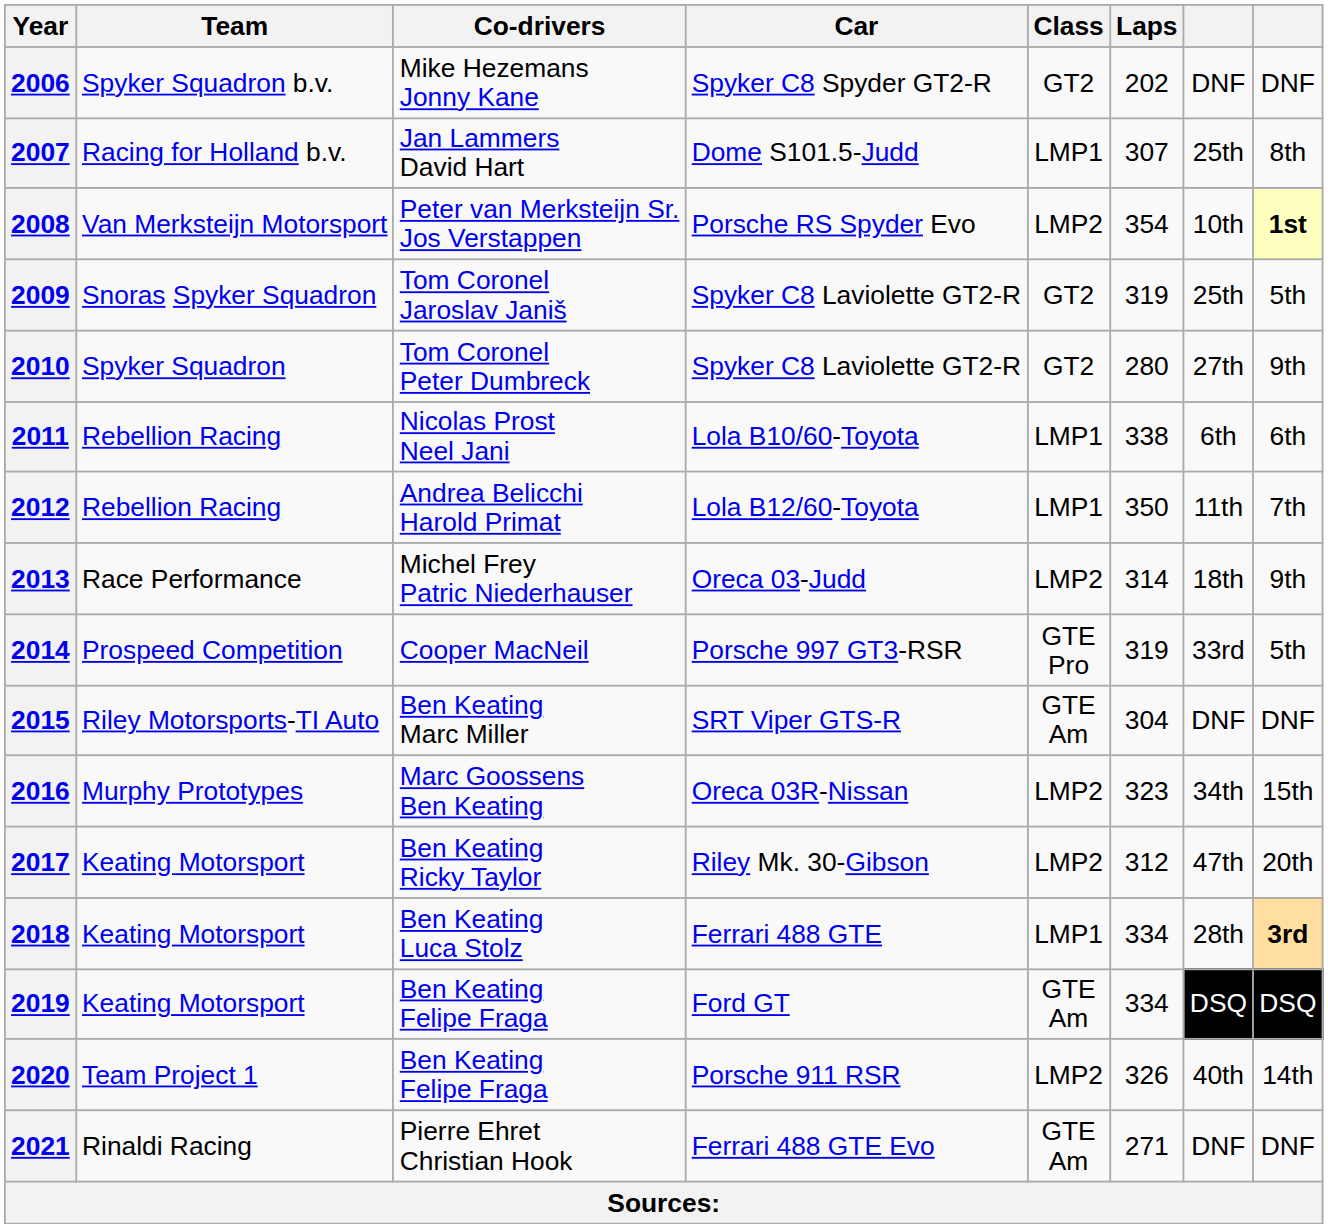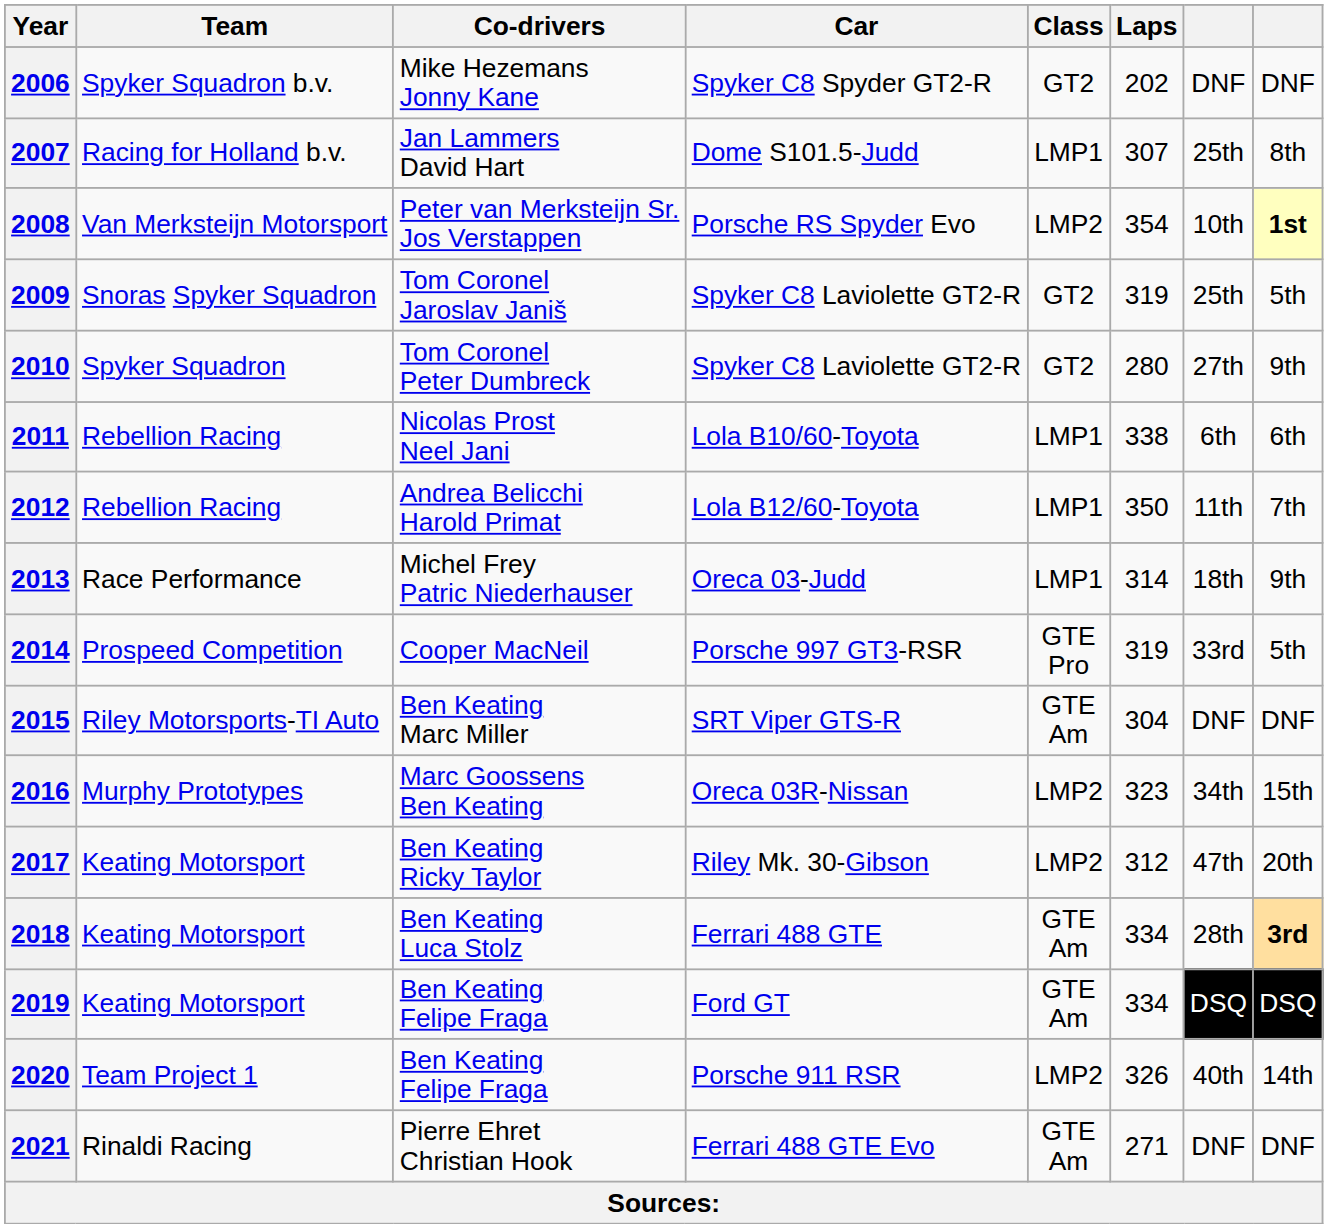(1069, 579) LMP2 -> (1069, 579) LMP1
(1069, 933) LMP1 -> (1069, 933) GTE Am
